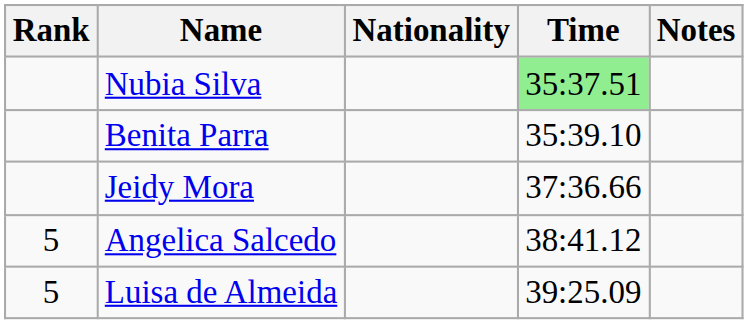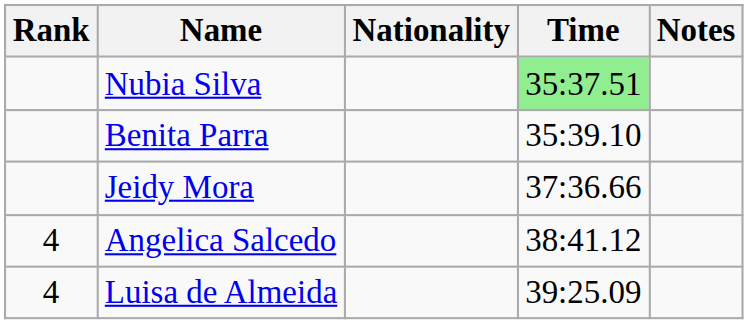(51, 239) 5 -> (51, 239) 4
(51, 291) 5 -> (51, 291) 4
